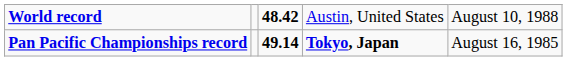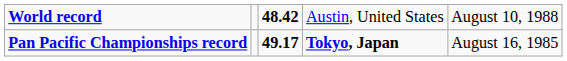(280, 42) 49.14 -> (280, 42) 49.17
